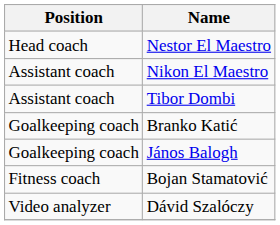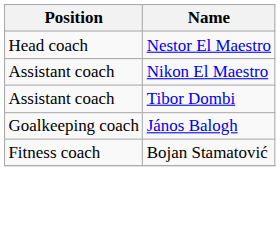- row: (192, 125)
- row: (200, 206)
